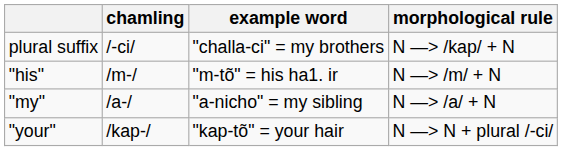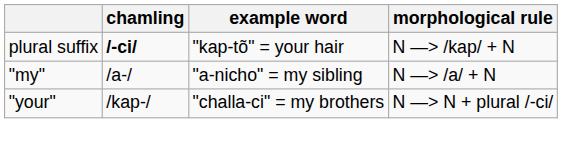(121, 46) normal -> (122, 46) bold
(288, 46) "challa-ci" = my brothers -> (268, 46) "kap-tõ" = your hair
- row: (26, 74)
(268, 131) "kap-tõ" = your hair -> (288, 103) "challa-ci" = my brothers
